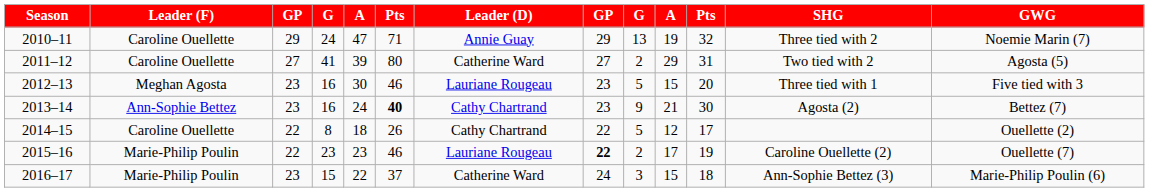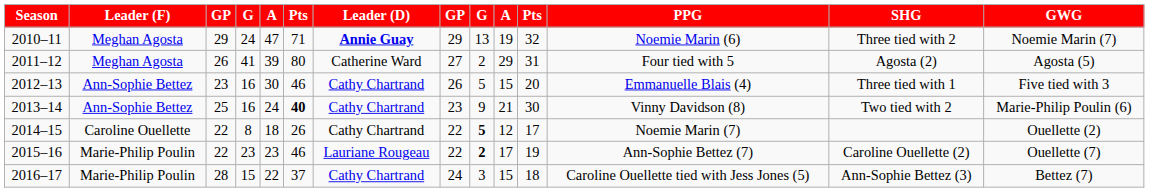+ column: (688, 15)
(181, 38) Caroline Ouellette -> (137, 38) Meghan Agosta
(499, 38) normal -> (376, 38) bold
(181, 61) Caroline Ouellette -> (137, 61) Meghan Agosta
(292, 61) 27 -> (221, 61) 26
(828, 61) Two tied with 2 -> (906, 61) Agosta (2)
(181, 84) Meghan Agosta -> (137, 84) Ann-Sophie Bettez
(499, 84) Lauriane Rougeau -> (376, 84) Cathy Chartrand
(603, 84) 23 -> (455, 84) 26
(292, 107) 23 -> (221, 107) 25
(828, 107) Agosta (2) -> (906, 107) Two tied with 2
(1038, 107) Bettez (7) -> (1064, 107) Marie-Philip Poulin (6)
(639, 130) normal -> (482, 130) bold
(603, 152) bold -> (455, 152) normal
(639, 152) normal -> (482, 152) bold
(292, 175) 23 -> (221, 175) 28
(499, 175) Catherine Ward -> (376, 175) Cathy Chartrand
(1038, 175) Marie-Philip Poulin (6) -> (1064, 175) Bettez (7)
